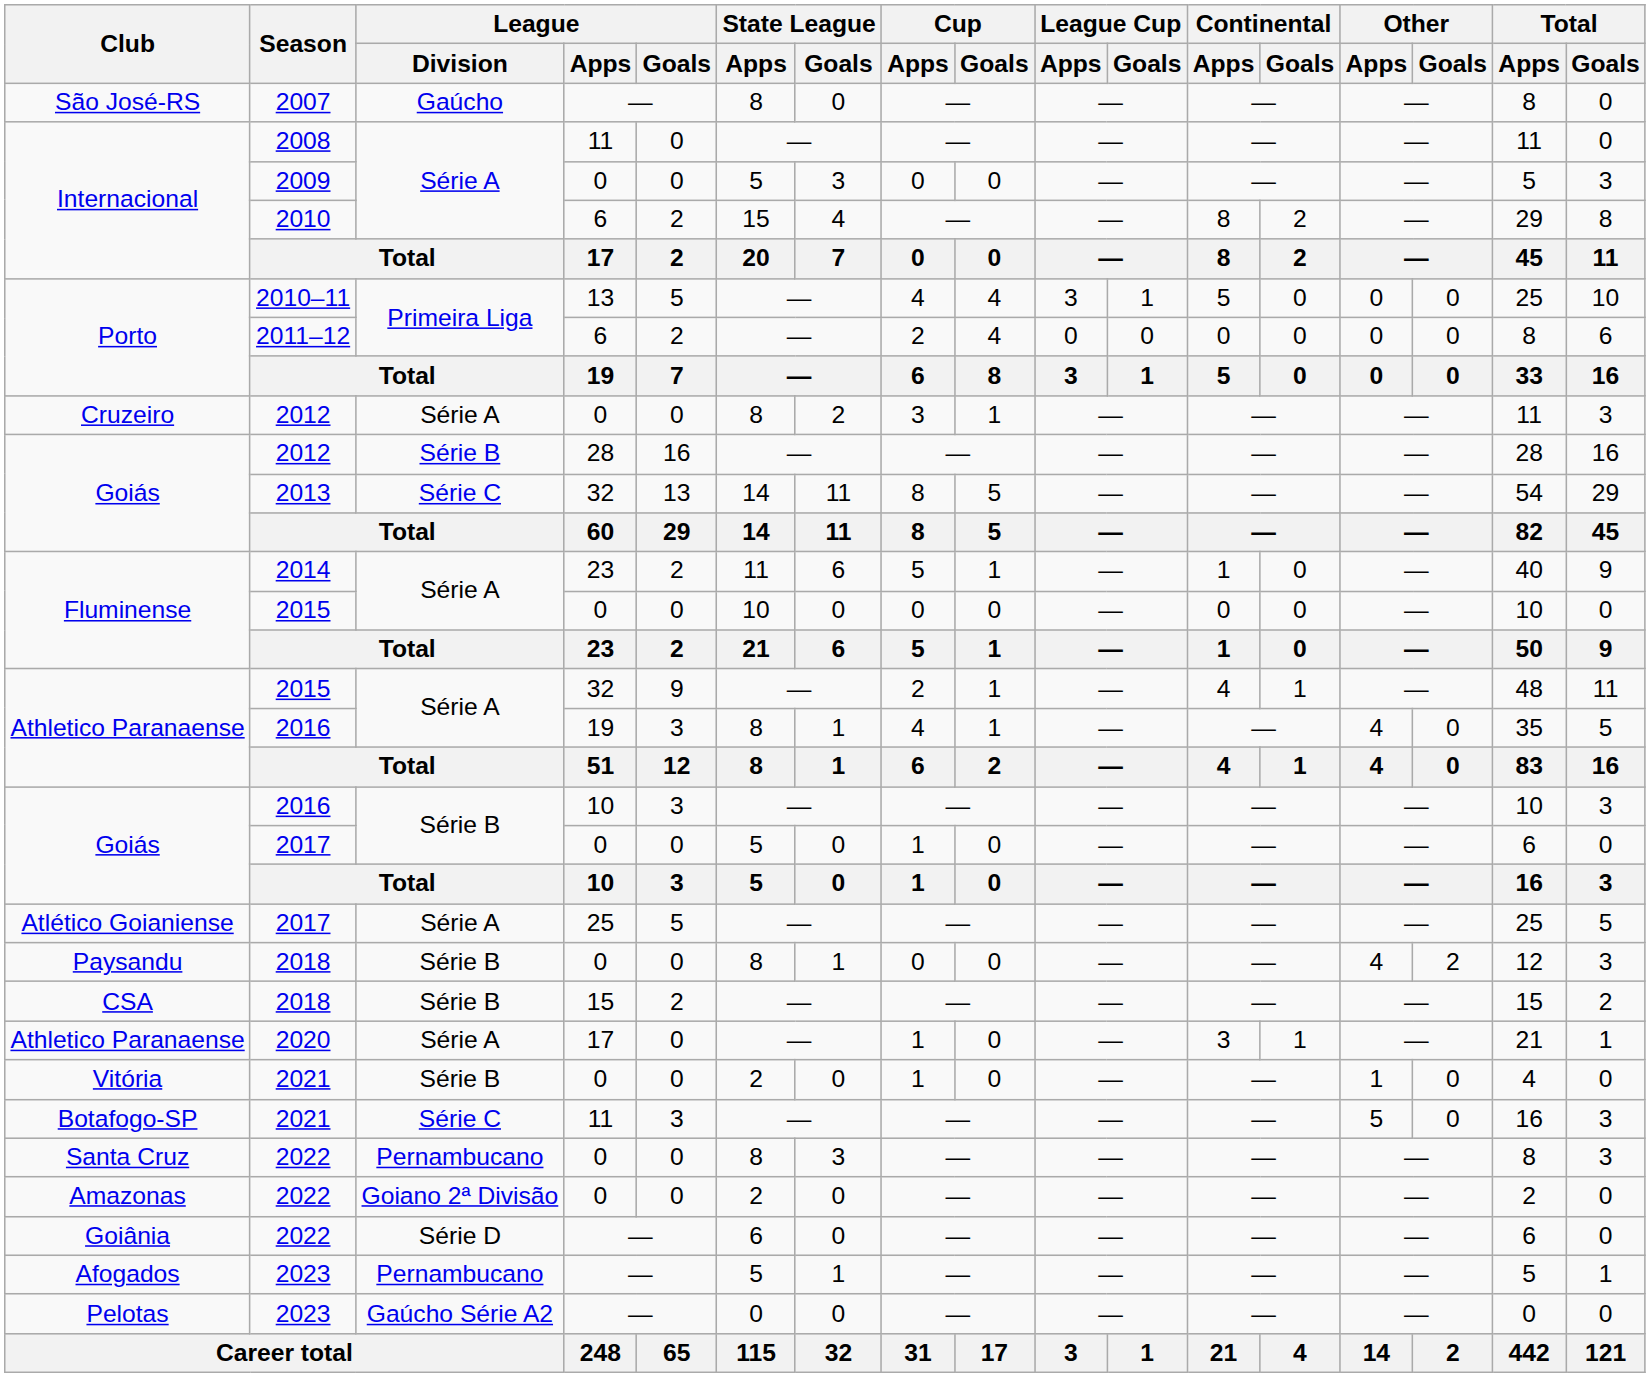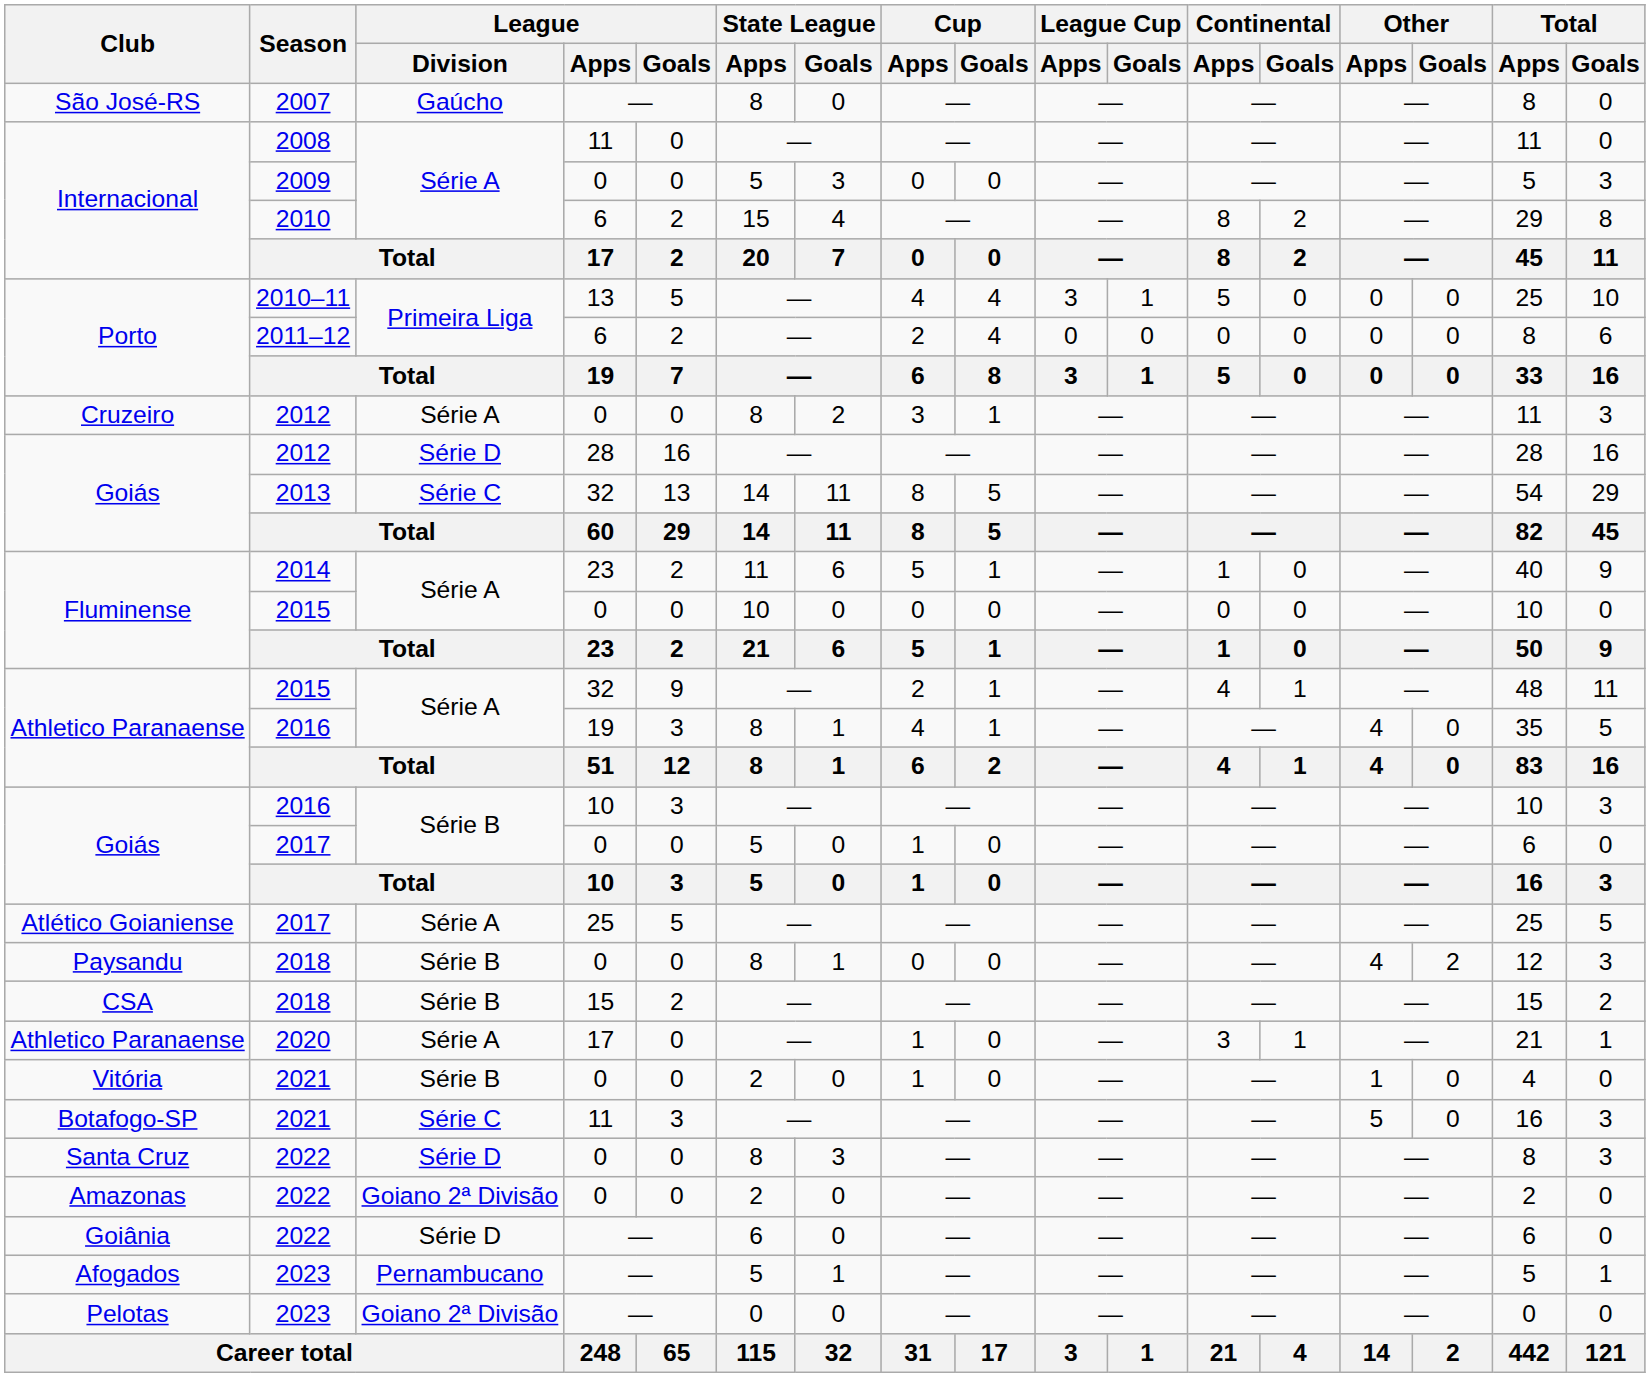(460, 453) Série B -> (460, 453) Série D
(460, 1157) Pernambucano -> (460, 1157) Série D
(460, 1313) Gaúcho Série A2 -> (460, 1313) Goiano 2ª Divisão
